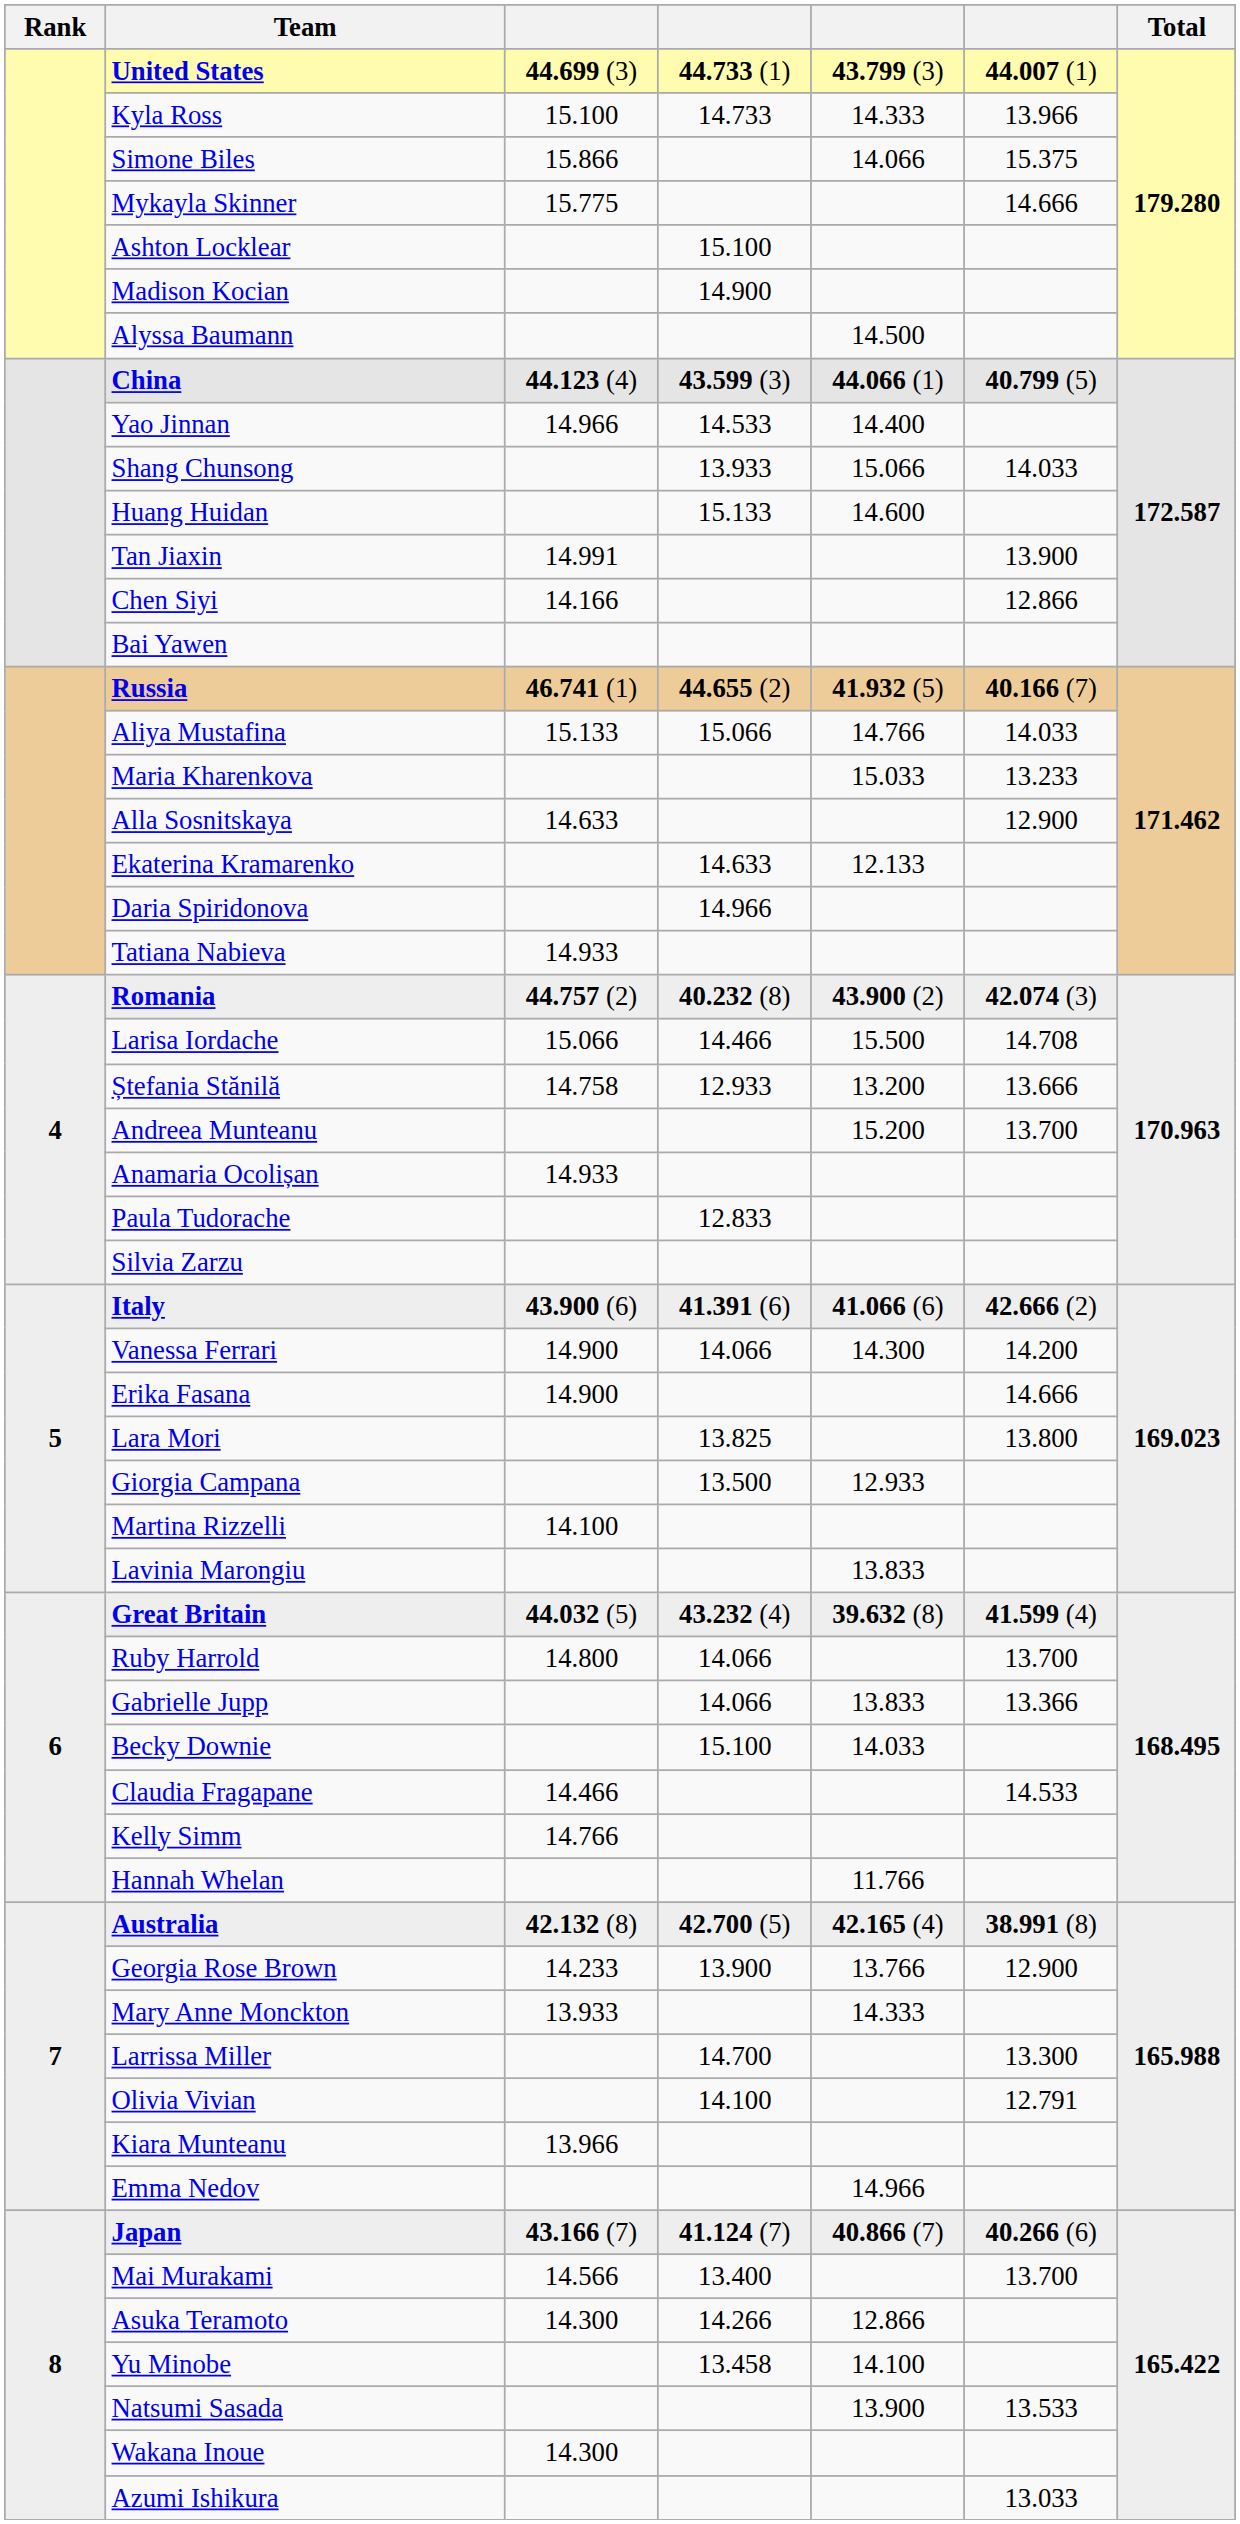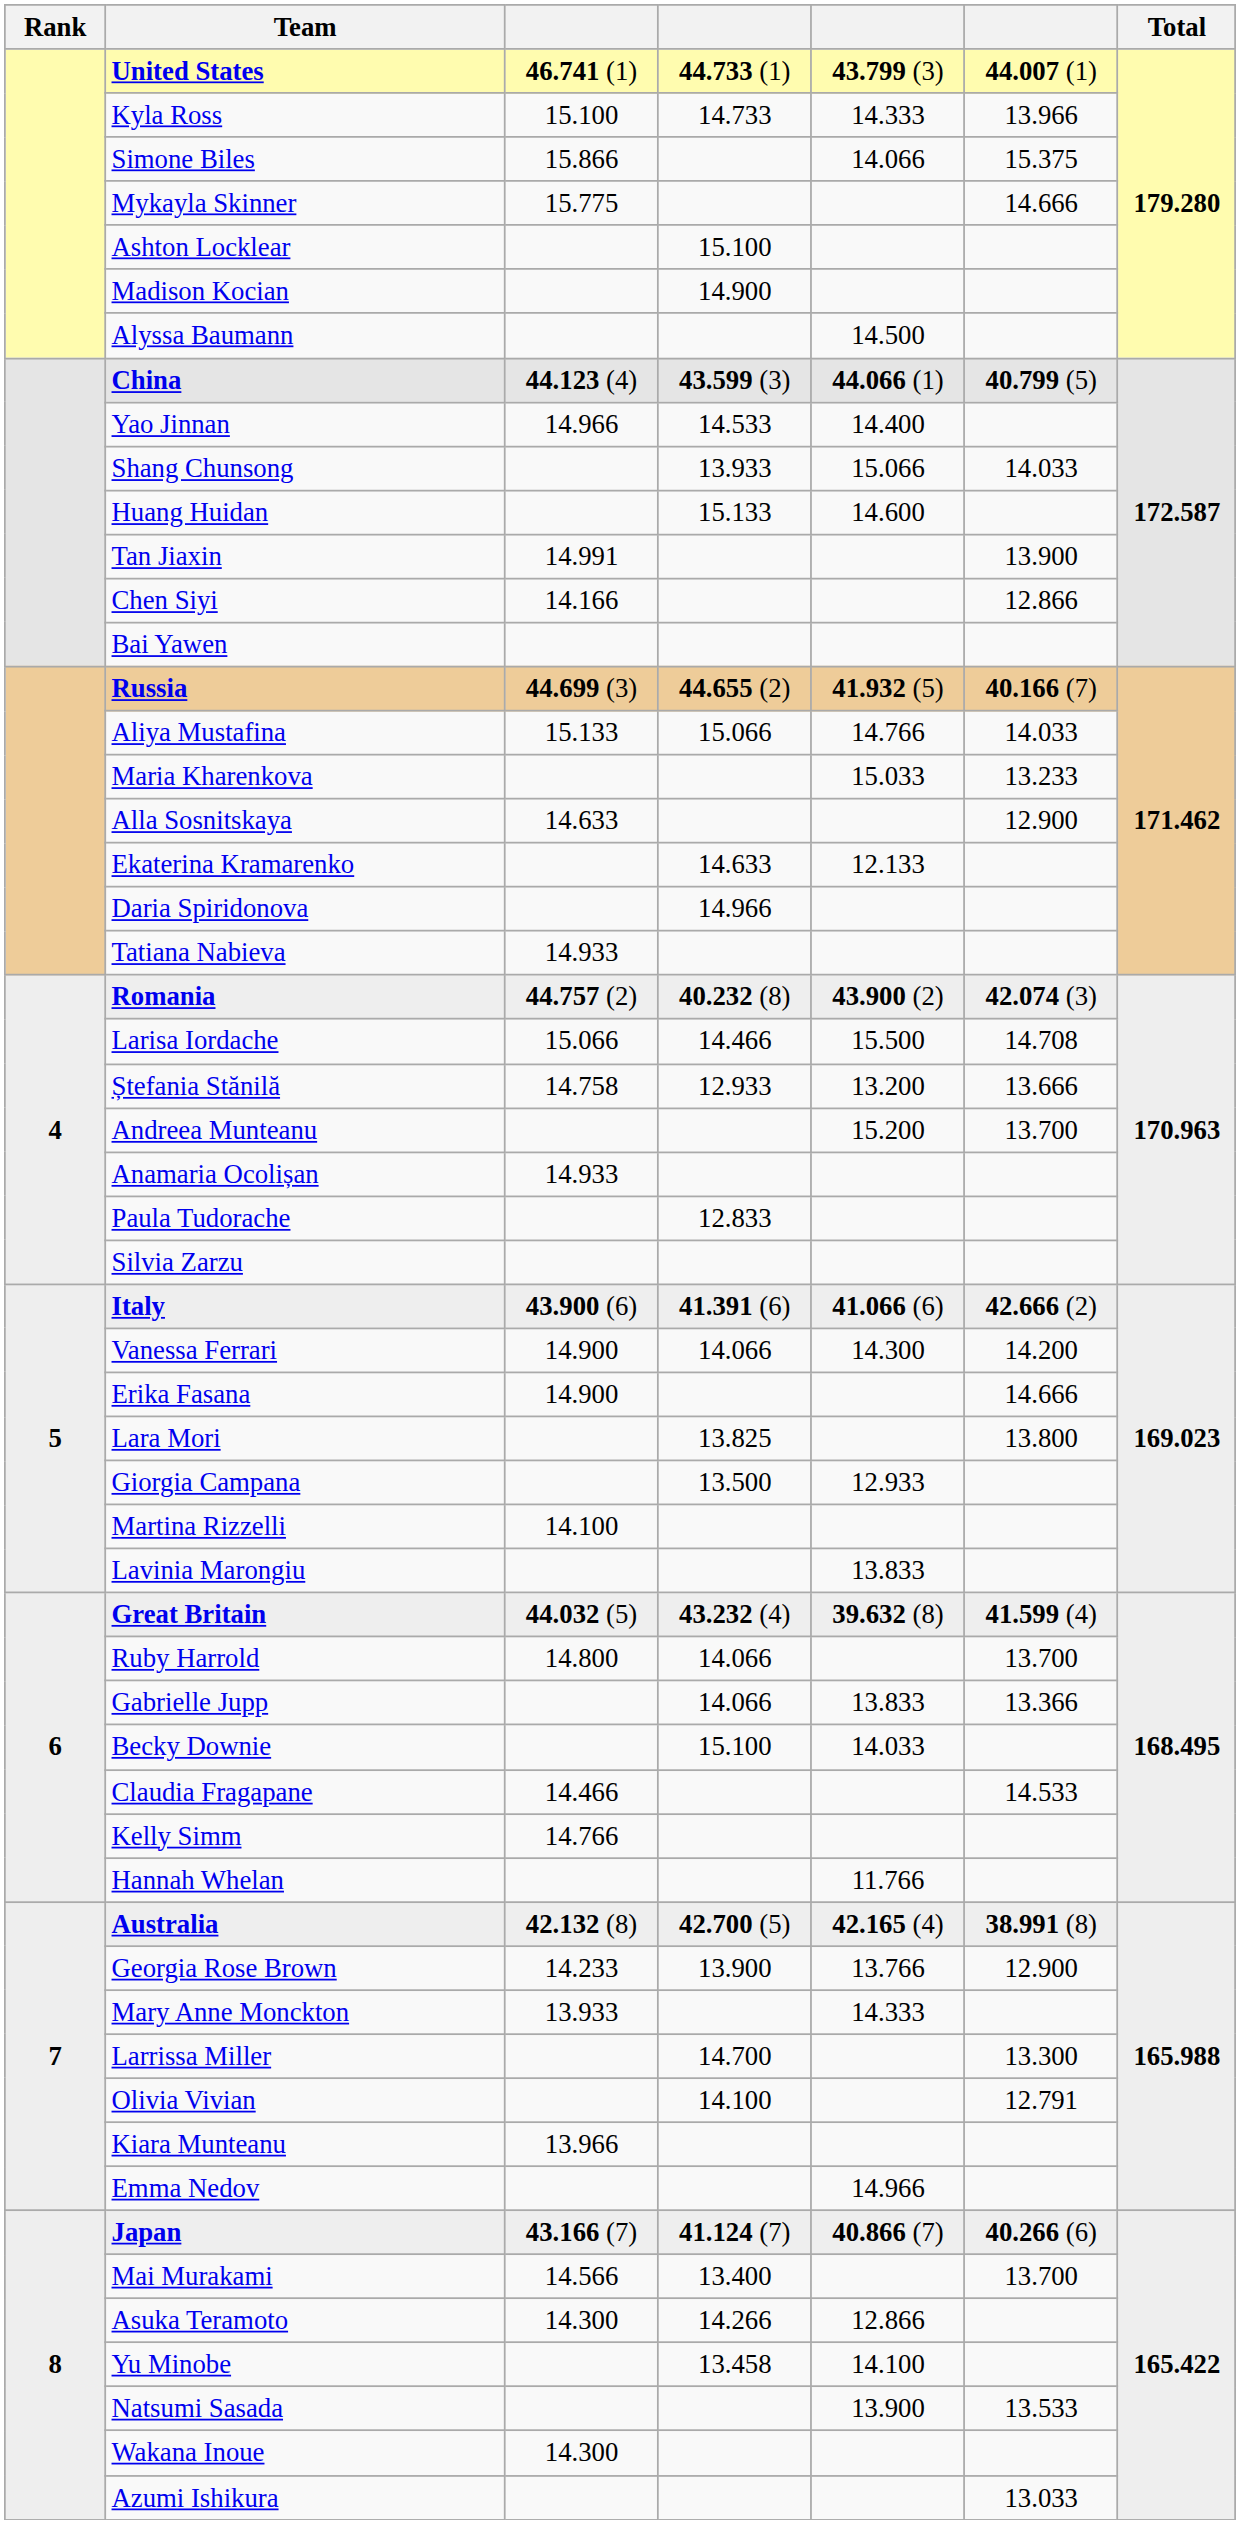(582, 70) 44.699 (3) -> (582, 70) 46.741 (1)
(582, 688) 46.741 (1) -> (582, 688) 44.699 (3)
